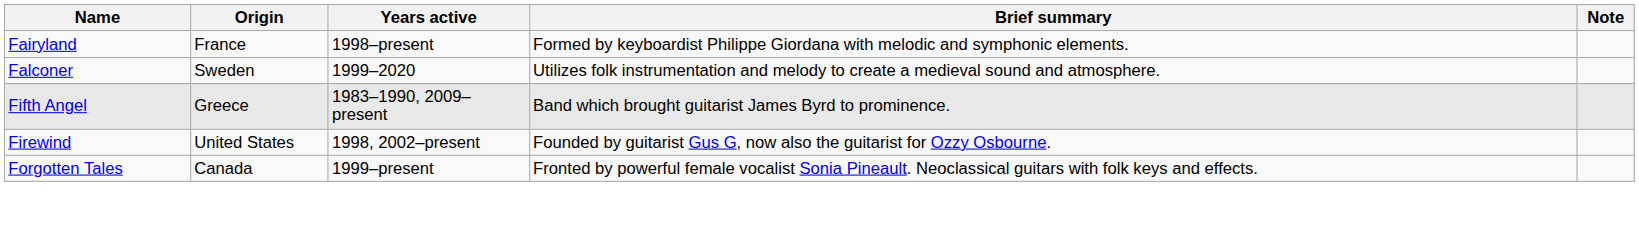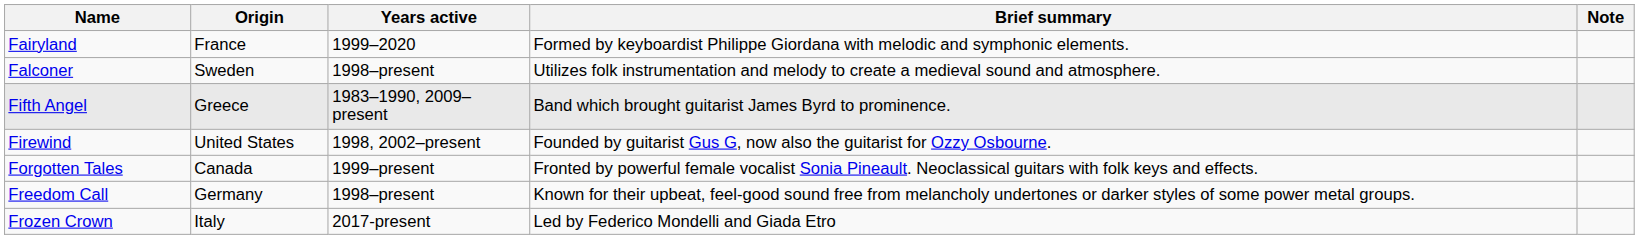(383, 44) 1998–present -> (374, 44) 1999–2020
(374, 70) 1999–2020 -> (383, 70) 1998–present
+ row: (58, 194)
+ row: (61, 221)
